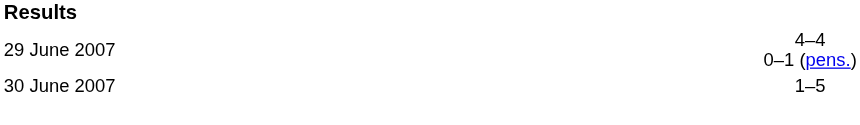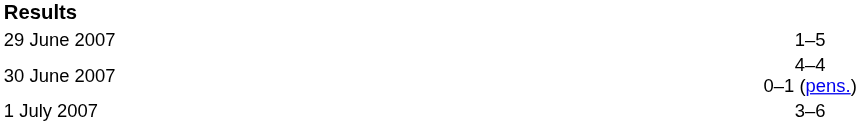(810, 50) 4–4 0–1 (pens.) -> (810, 39) 1–5
(810, 85) 1–5 -> (810, 75) 4–4 0–1 (pens.)
+ row: (51, 111)
